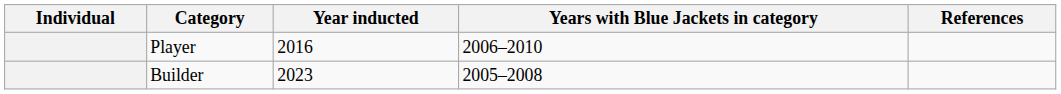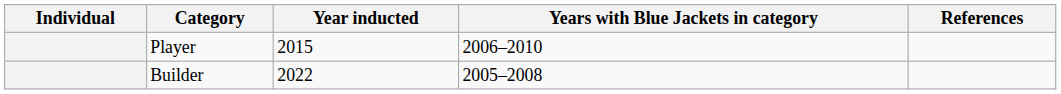(295, 46) 2016 -> (295, 46) 2015
(295, 74) 2023 -> (295, 74) 2022
